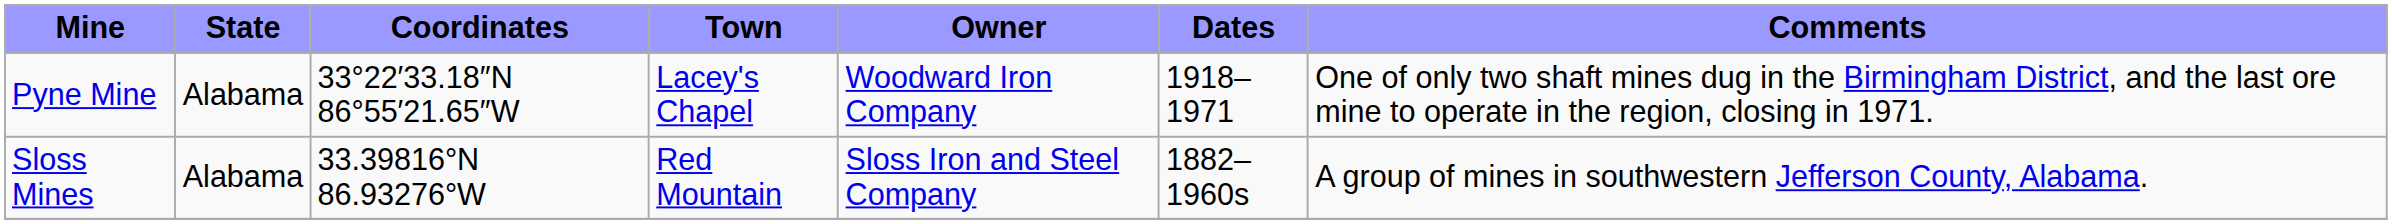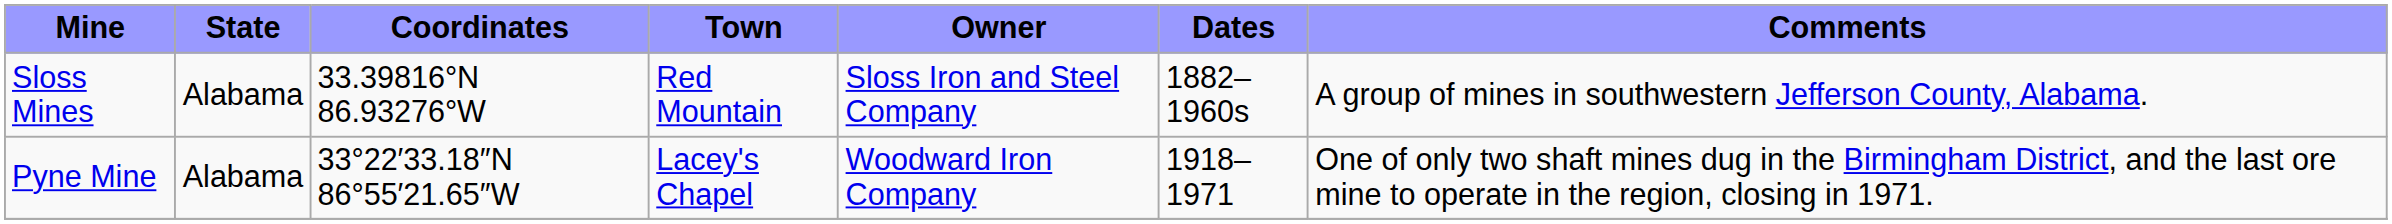rows swapped: (84, 94) <-> (53, 177)
